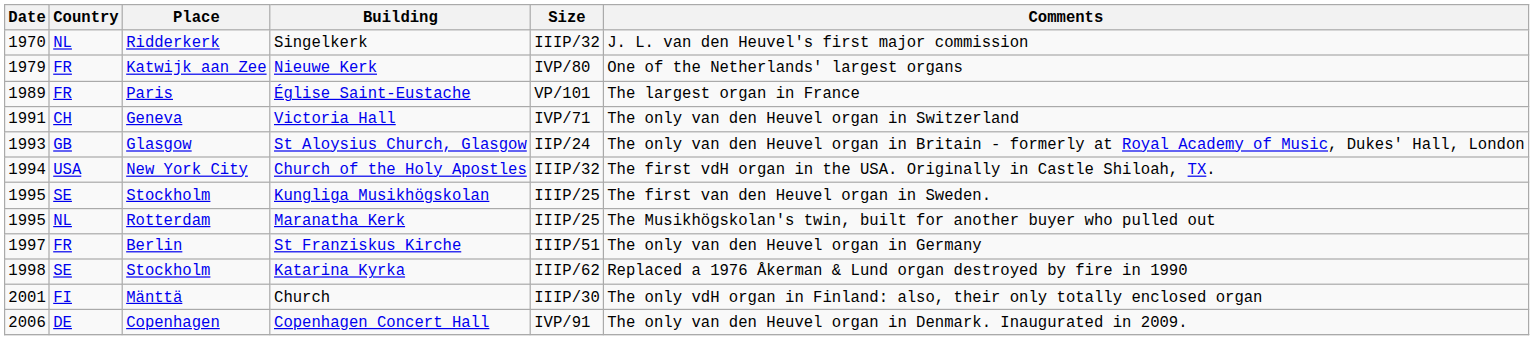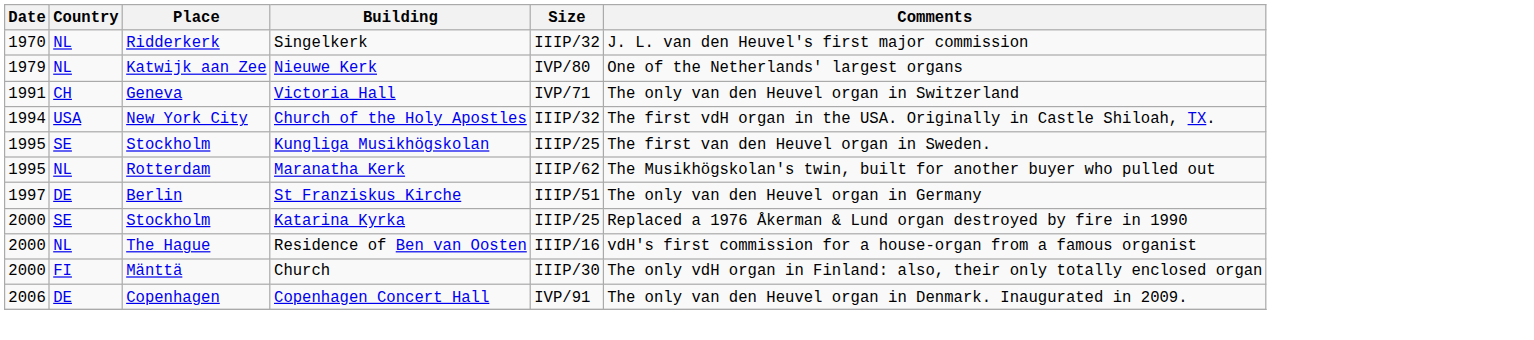(63, 68) FR -> (63, 68) NL
- row: (372, 94)
- row: (400, 144)
(567, 221) IIIP/25 -> (567, 170) IIIP/62
(63, 246) FR -> (63, 195) DE
(27, 272) 1998 -> (27, 221) 2000
(567, 272) IIIP/62 -> (567, 221) IIIP/25
+ row: (400, 246)
(27, 297) 2001 -> (27, 272) 2000
